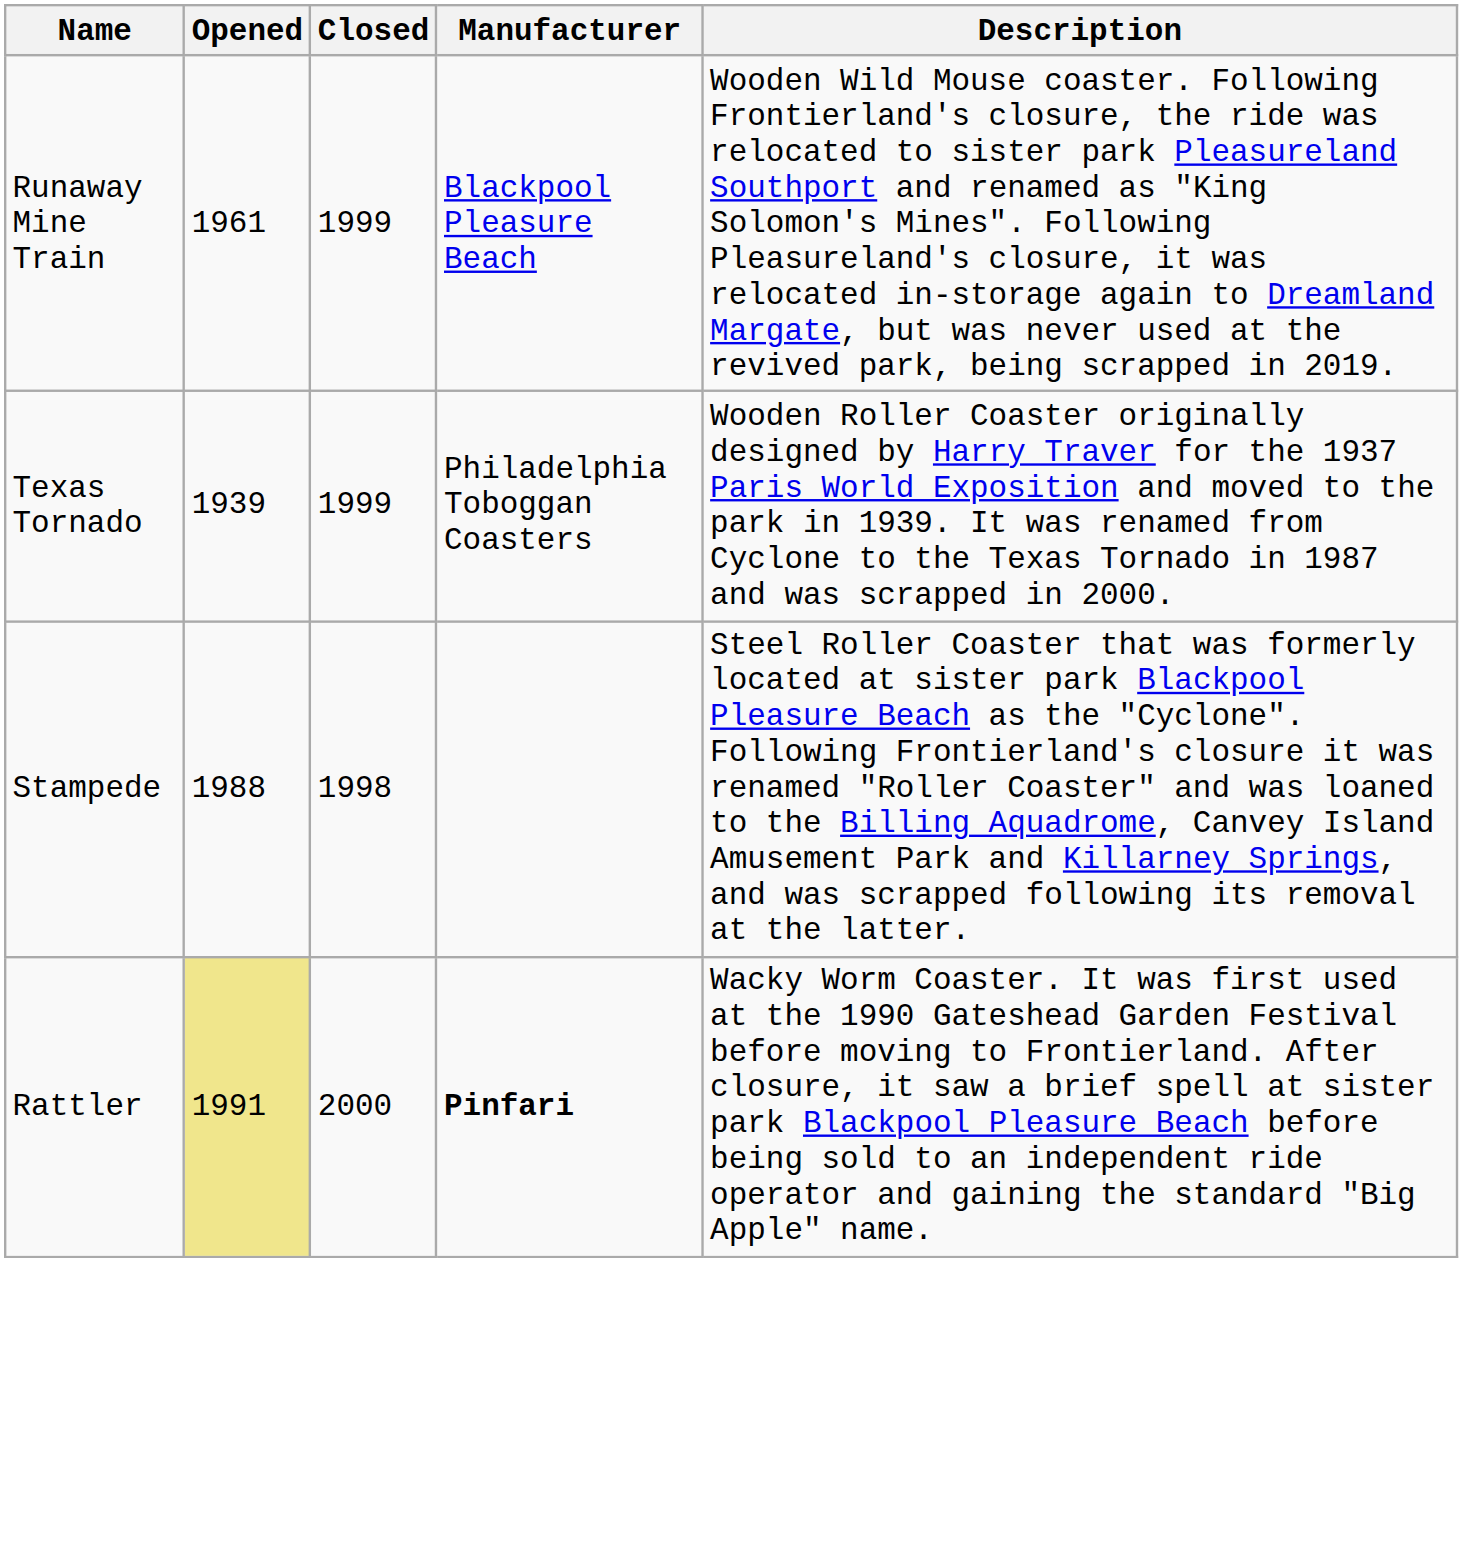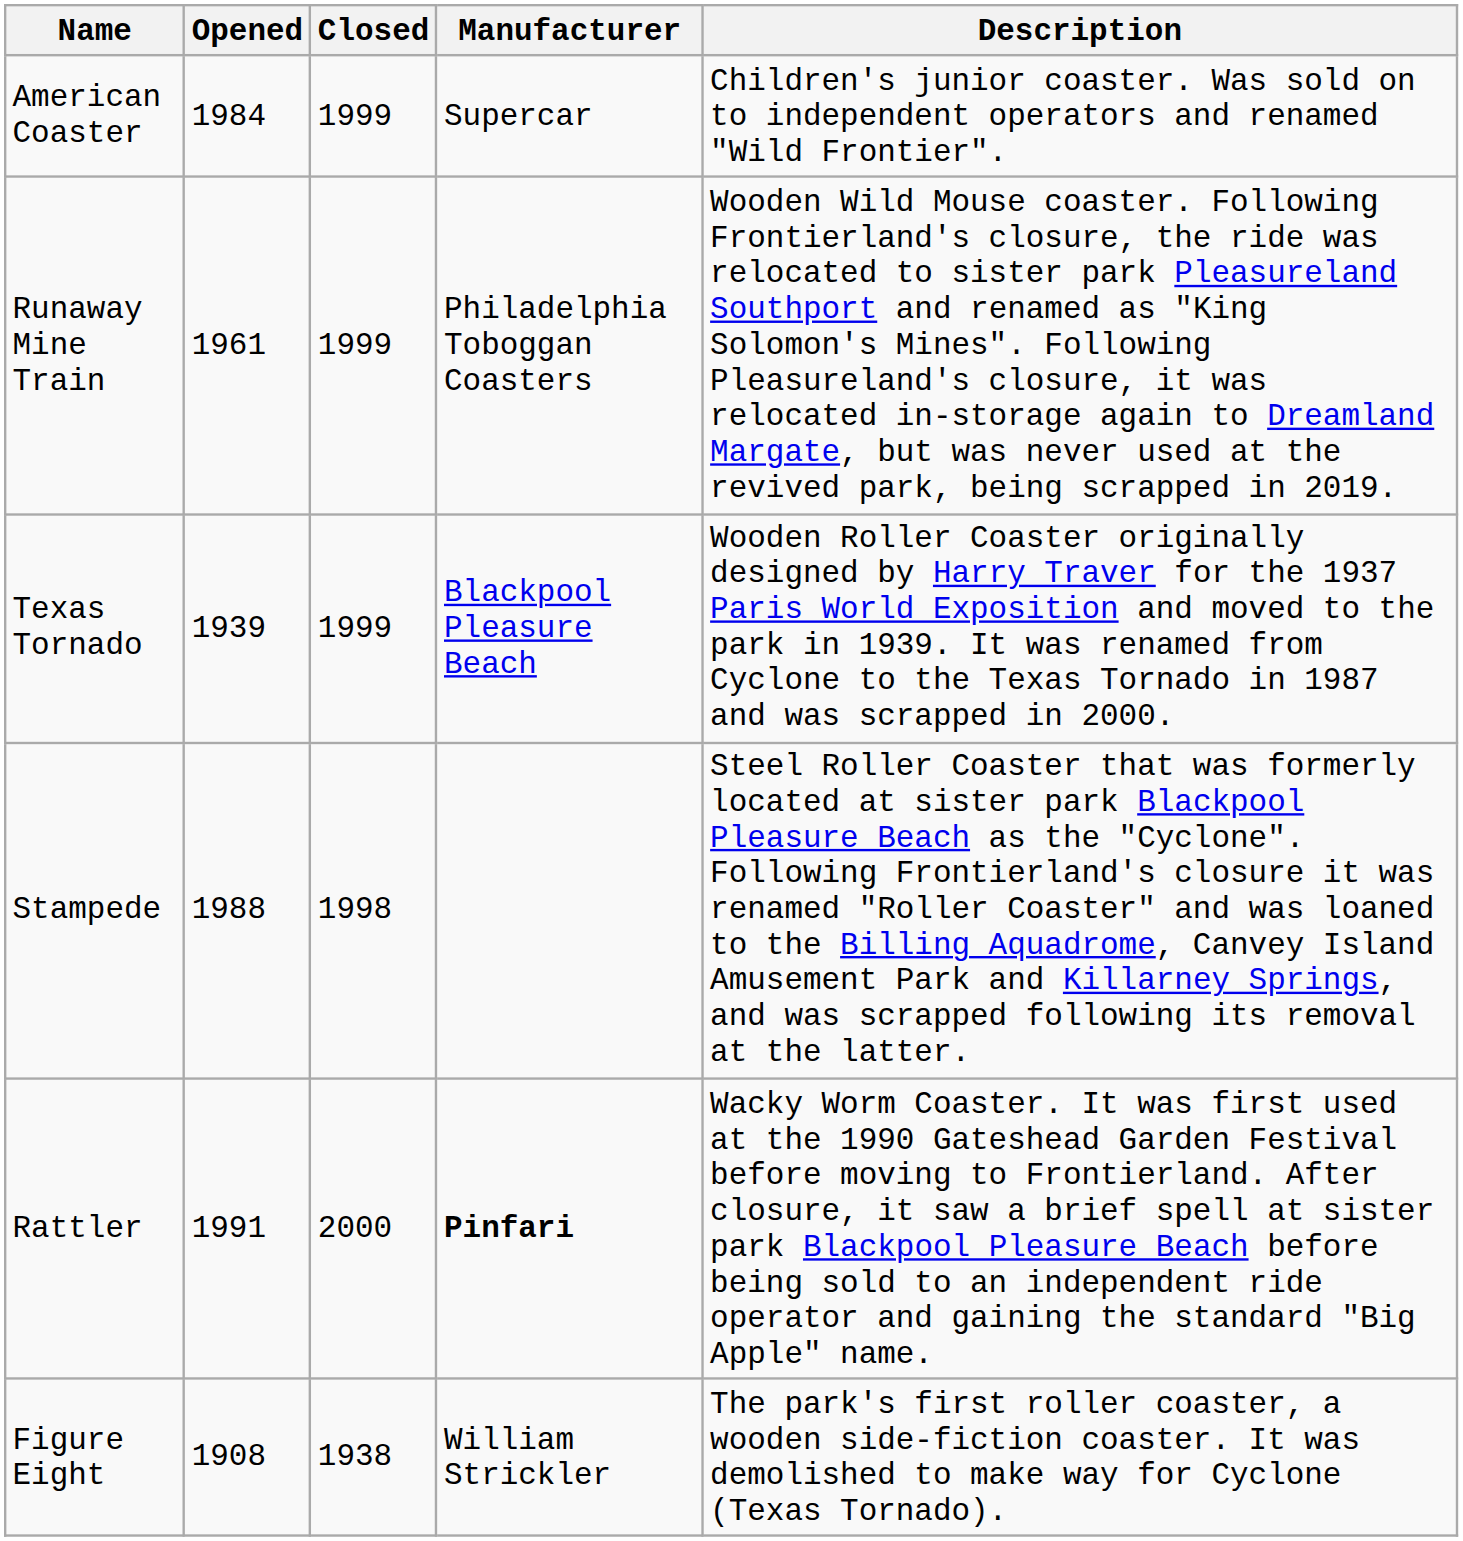+ row: (87, 117)
(528, 224) Blackpool Pleasure Beach -> (555, 345) Philadelphia Toboggan Coasters
(555, 506) Philadelphia Toboggan Coasters -> (528, 628) Blackpool Pleasure Beach
(229, 1107) khaki background -> (229, 1229) no background
+ row: (68, 1458)
